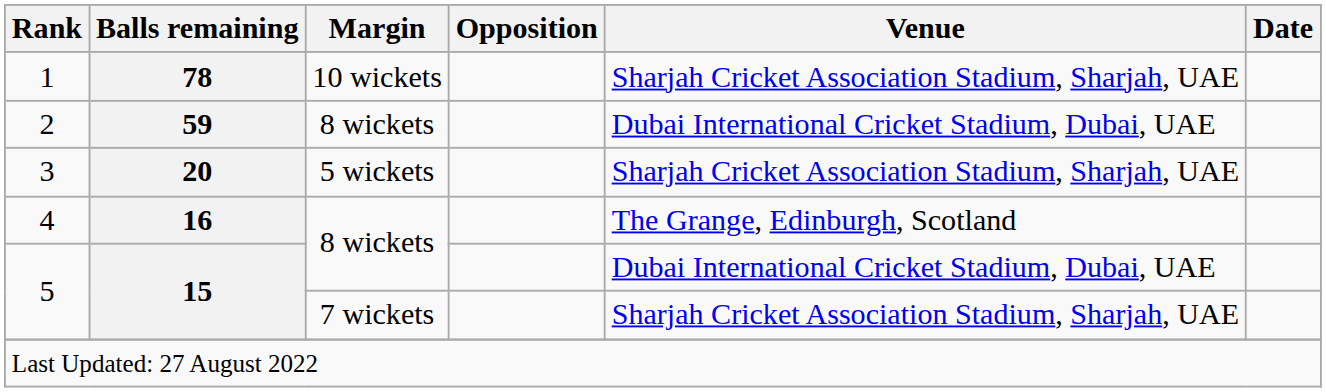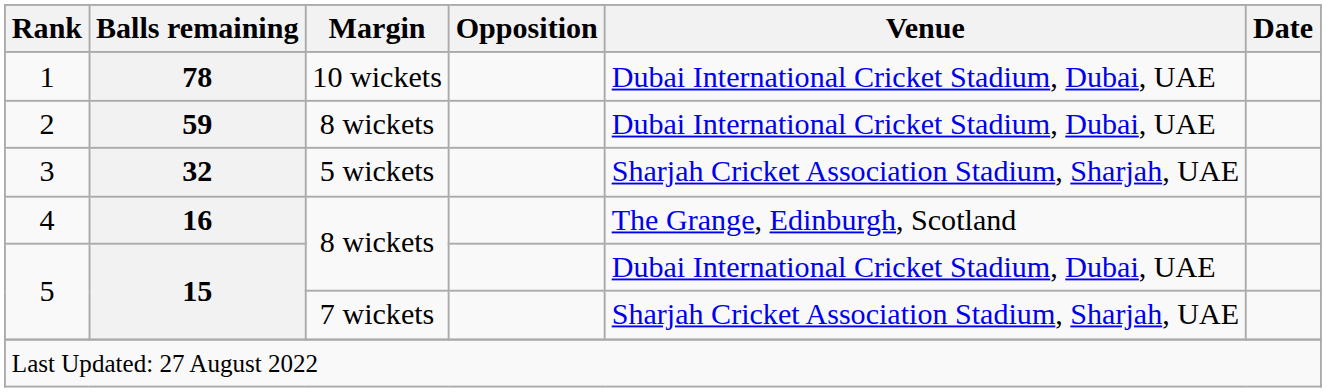(925, 76) Sharjah Cricket Association Stadium, Sharjah, UAE -> (914, 76) Dubai International Cricket Stadium, Dubai, UAE
(197, 171) 20 -> (197, 171) 32
